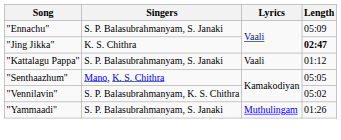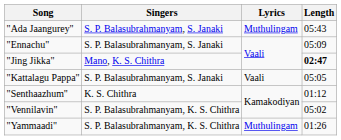+ row: (40, 29)
(110, 45) K. S. Chithra -> (124, 61) Mano, K. S. Chithra
(315, 61) 01:12 -> (315, 77) 05:05
(124, 77) Mano, K. S. Chithra -> (110, 94) K. S. Chithra
(315, 77) 05:05 -> (315, 94) 01:12
(154, 110) S. P. Balasubrahmanyam, S. Janaki -> (162, 126) S. P. Balasubrahmanyam, K. S. Chithra
